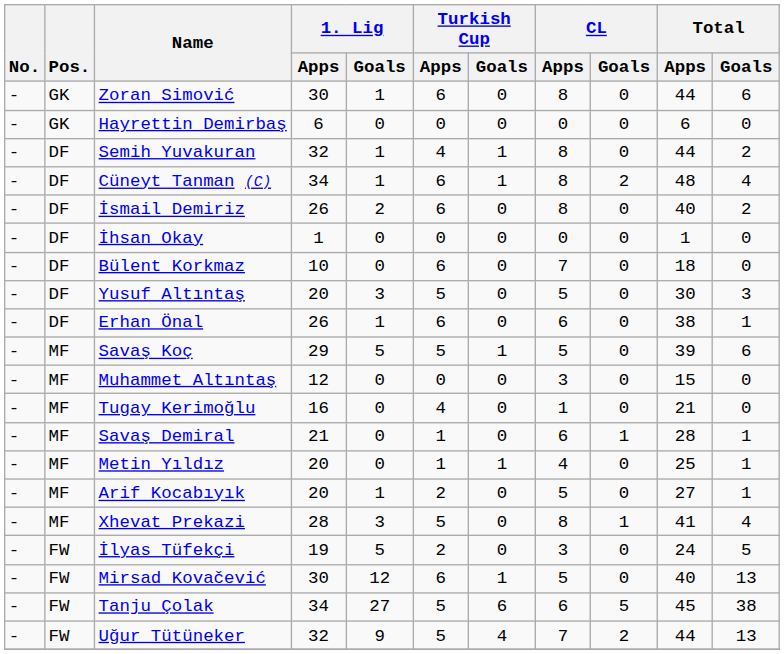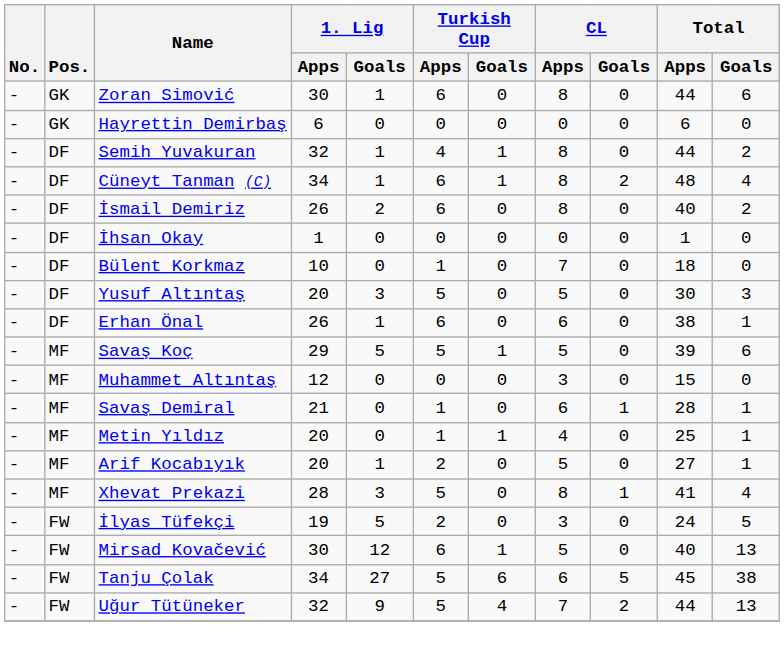(441, 266) 6 -> (441, 266) 1
- row: (177, 408)
